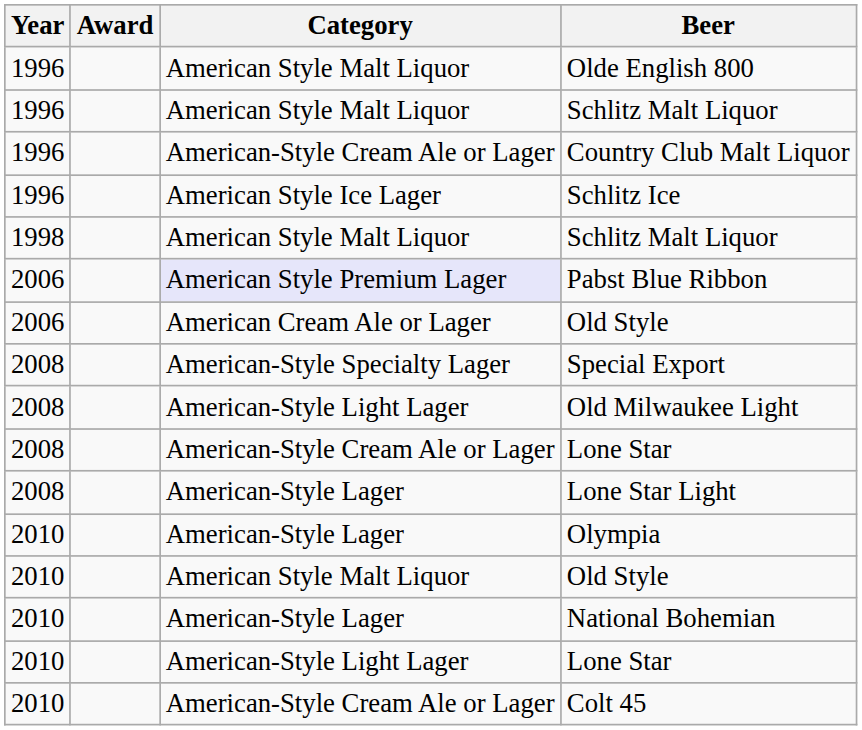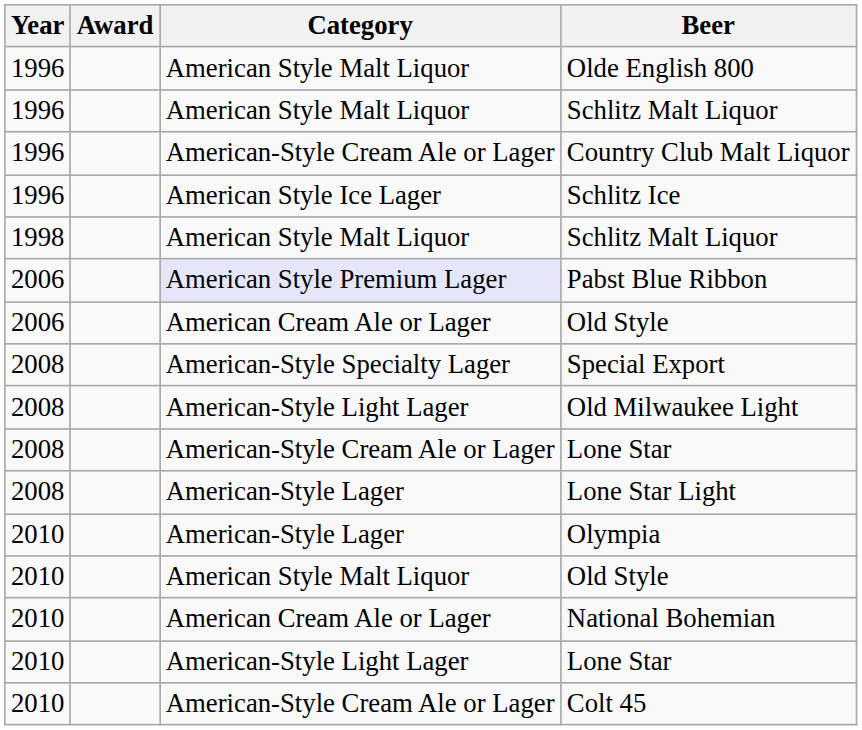(285, 618) American-Style Lager -> (328, 618) American Cream Ale or Lager
